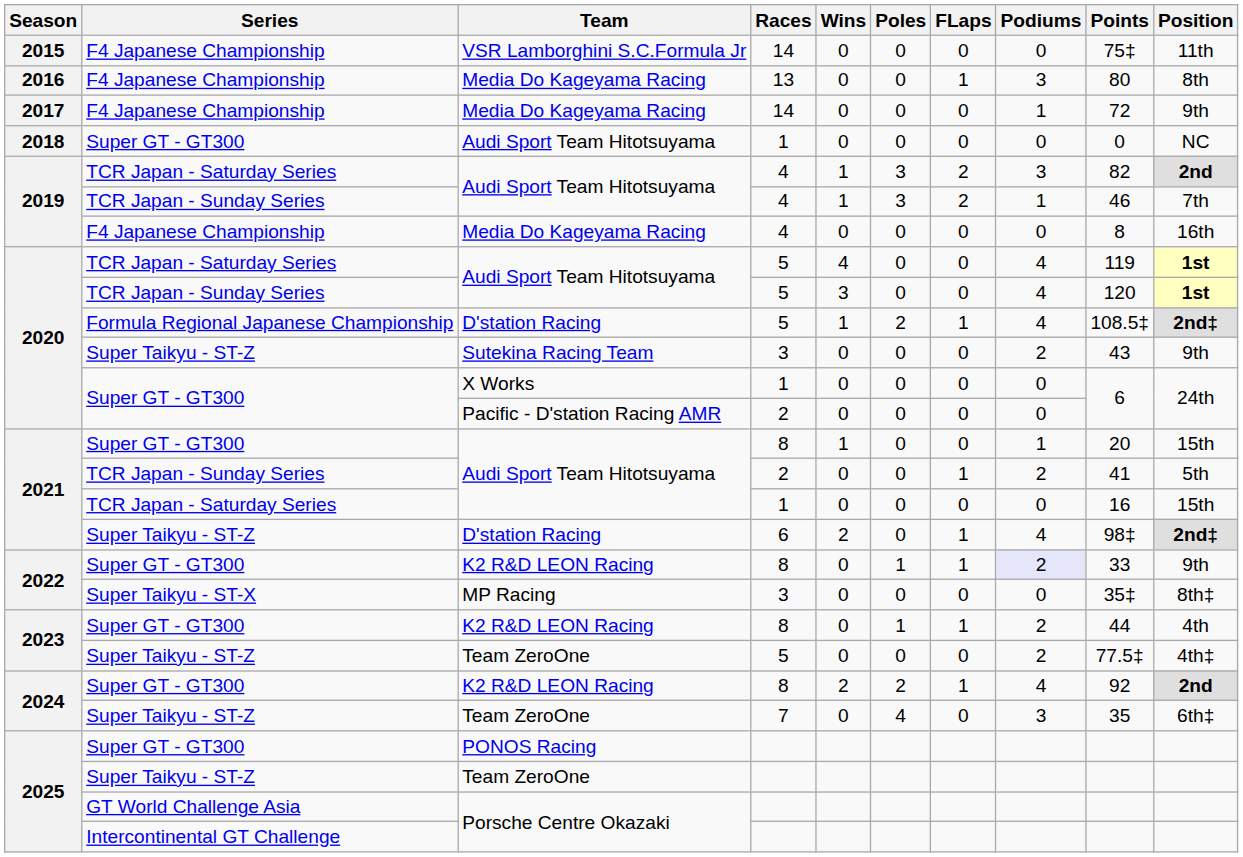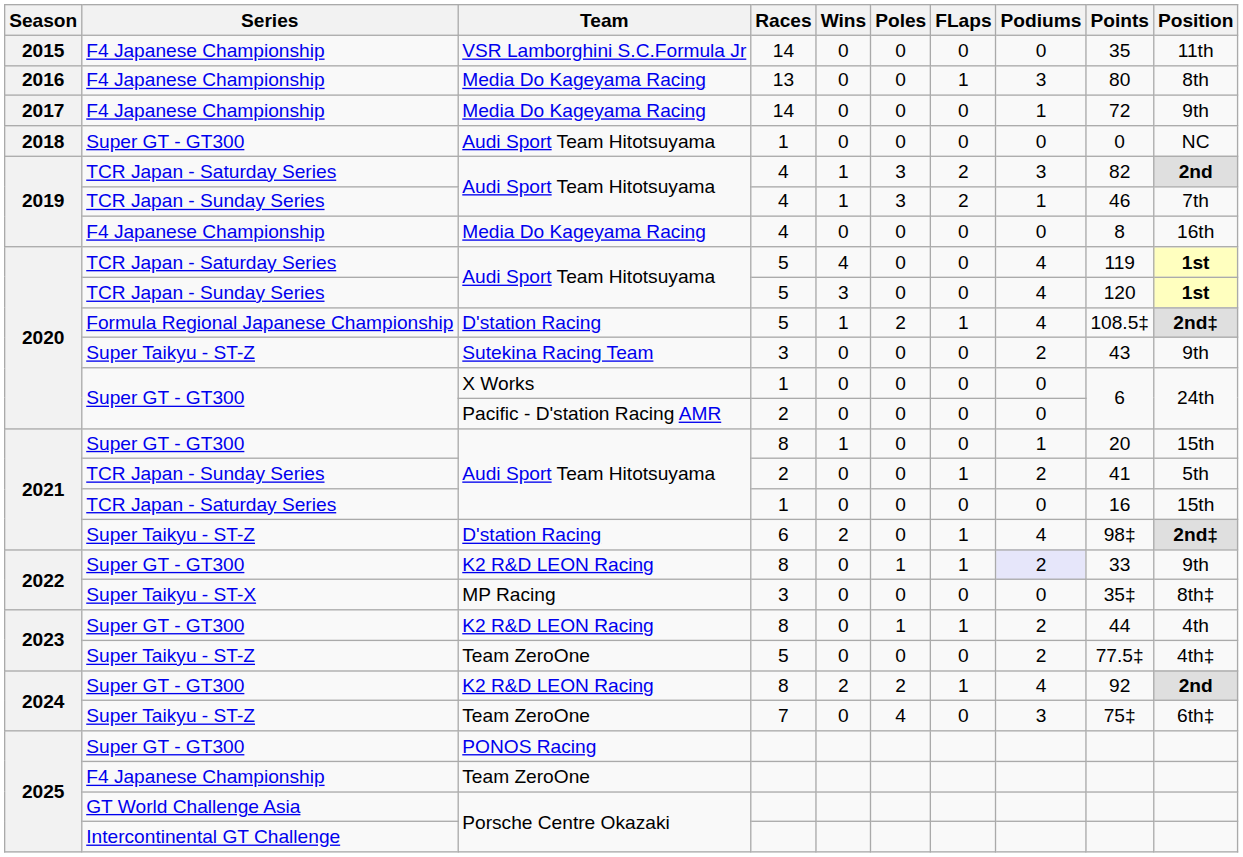(1120, 50) 75‡ -> (1120, 50) 35
(1120, 716) 35 -> (1120, 716) 75‡
(171, 777) Super Taikyu - ST-Z -> (205, 777) F4 Japanese Championship
